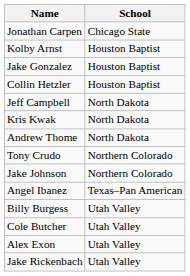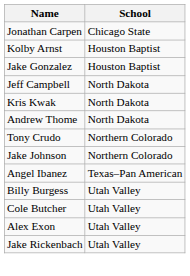- row: (39, 84)
